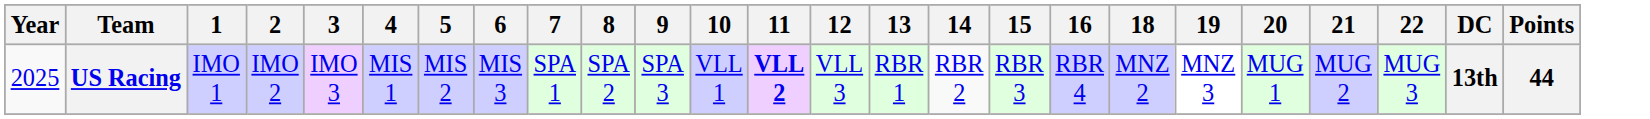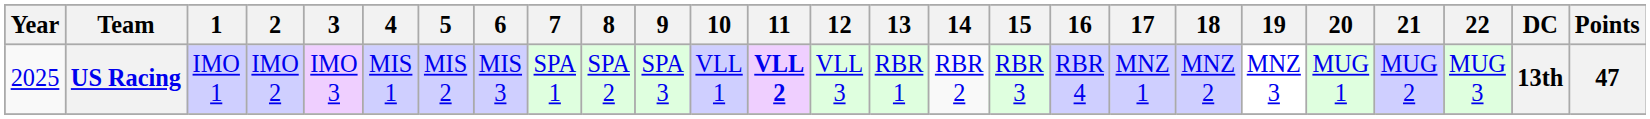+ column: (1143, 24)
(1542, 78) 44 -> (1607, 78) 47
